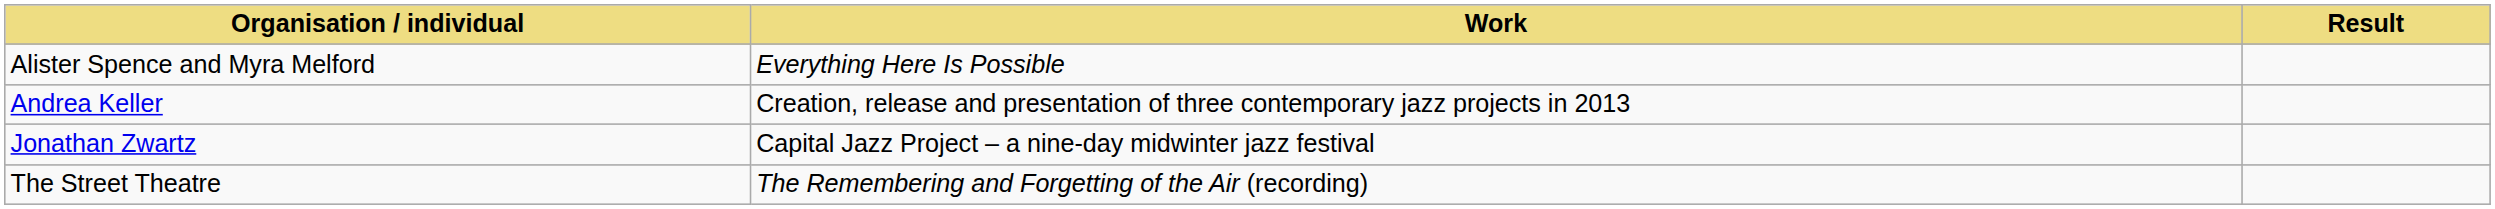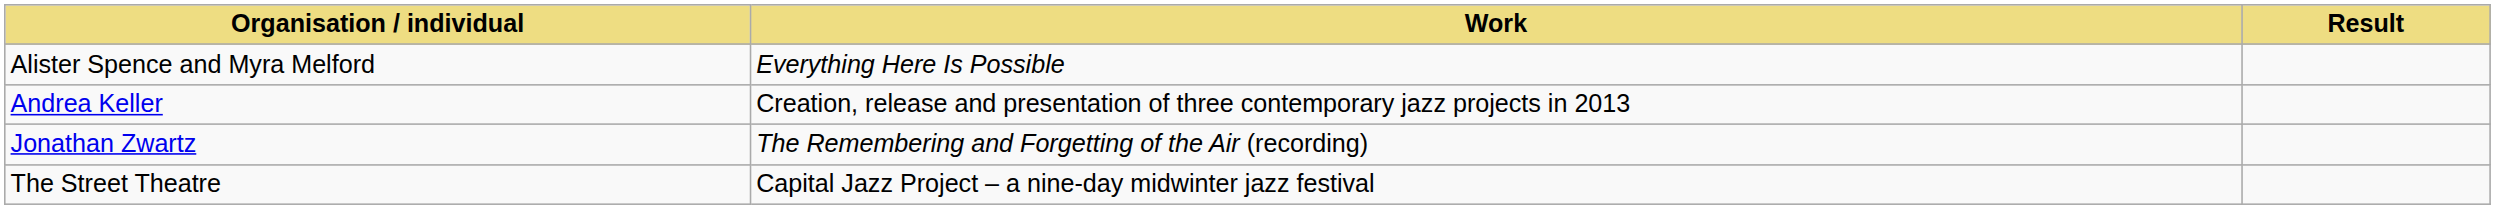(1065, 143) Capital Jazz Project – a nine-day midwinter jazz festival -> (1062, 143) The Remembering and Forgetting of the Air (recording)
(1062, 183) The Remembering and Forgetting of the Air (recording) -> (1065, 183) Capital Jazz Project – a nine-day midwinter jazz festival
